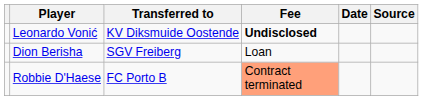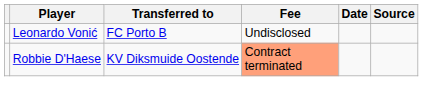(173, 33) KV Diksmuide Oostende -> (137, 33) FC Porto B
(281, 33) bold -> (278, 33) normal
- row: (48, 52)
(137, 78) FC Porto B -> (173, 59) KV Diksmuide Oostende
